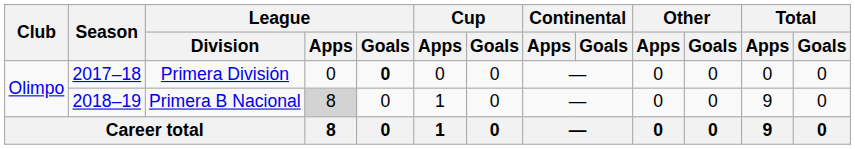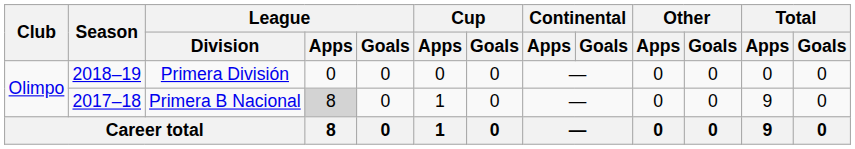(107, 74) 2017–18 -> (107, 74) 2018–19
(385, 74) bold -> (385, 74) normal
(107, 102) 2018–19 -> (107, 102) 2017–18
